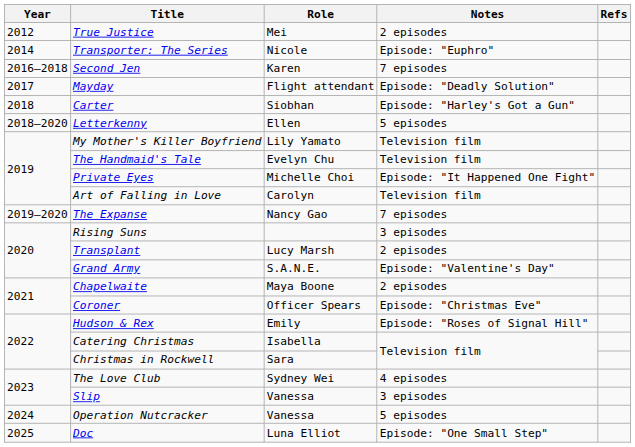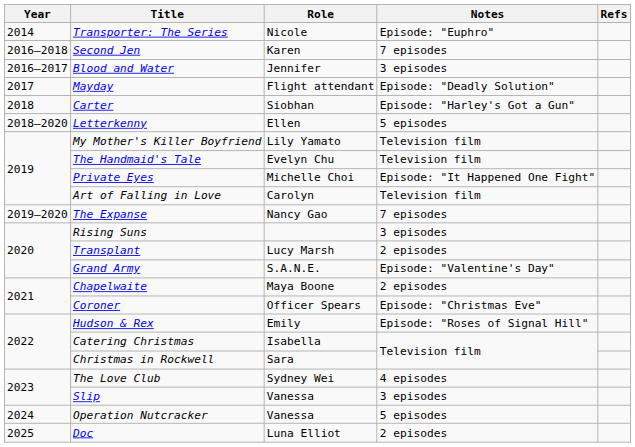- row: (113, 32)
+ row: (123, 68)
(464, 433) Episode: "One Small Step" -> (413, 433) 2 episodes
